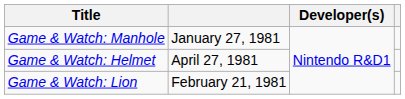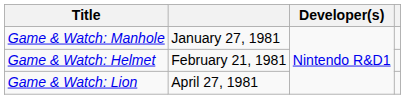(215, 60) April 27, 1981 -> (229, 60) February 21, 1981
(229, 82) February 21, 1981 -> (215, 82) April 27, 1981
